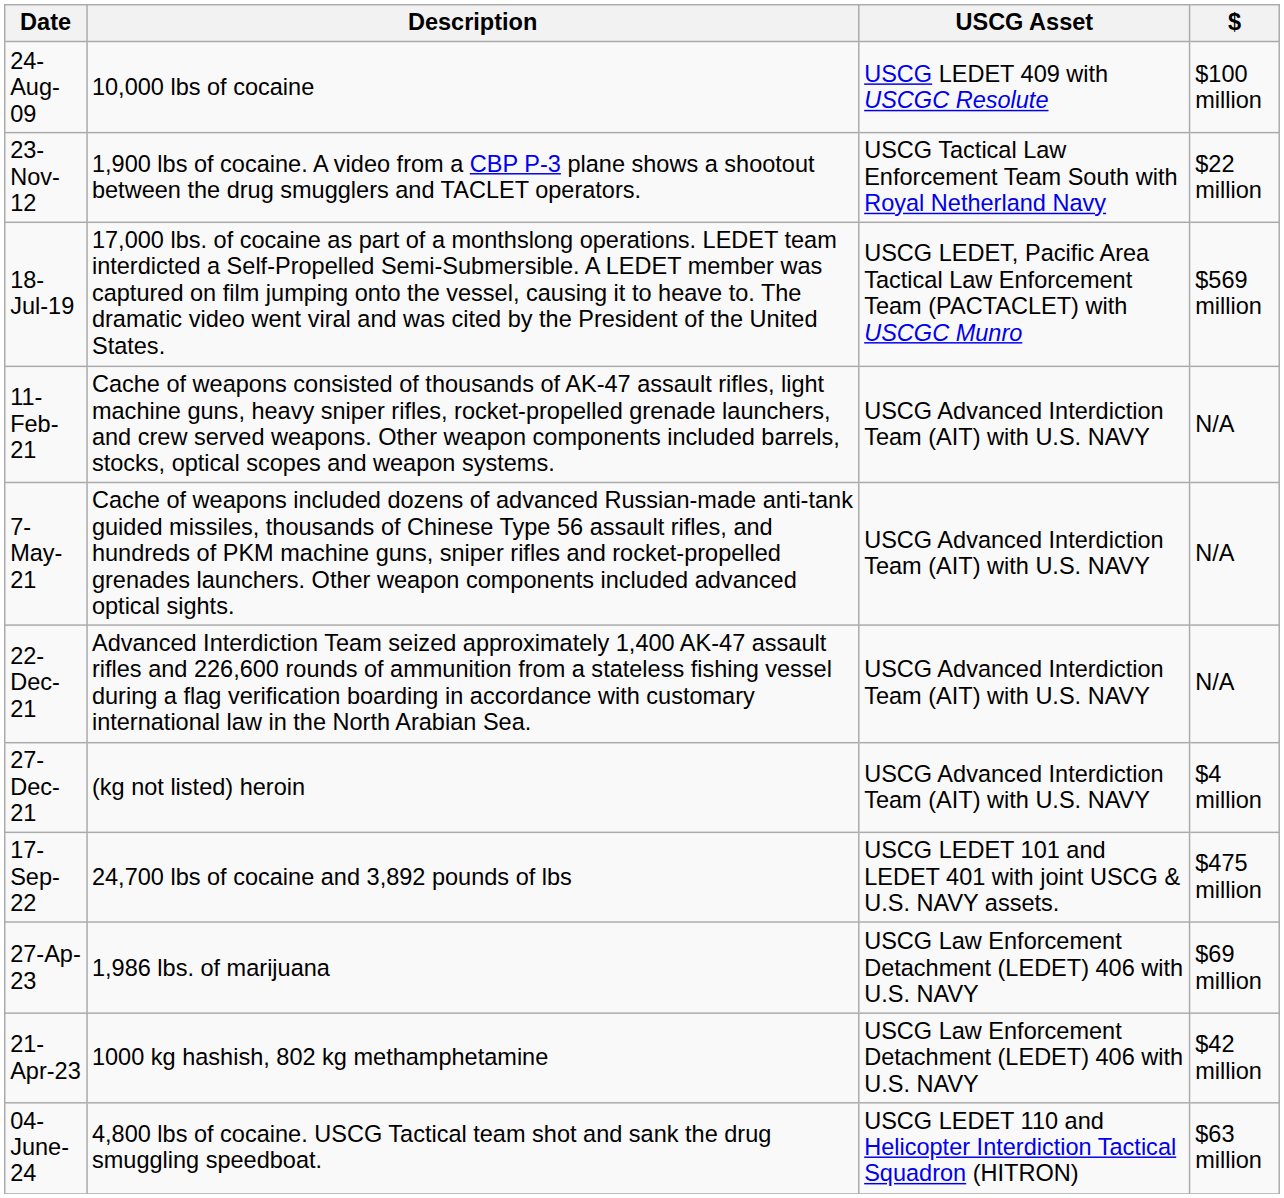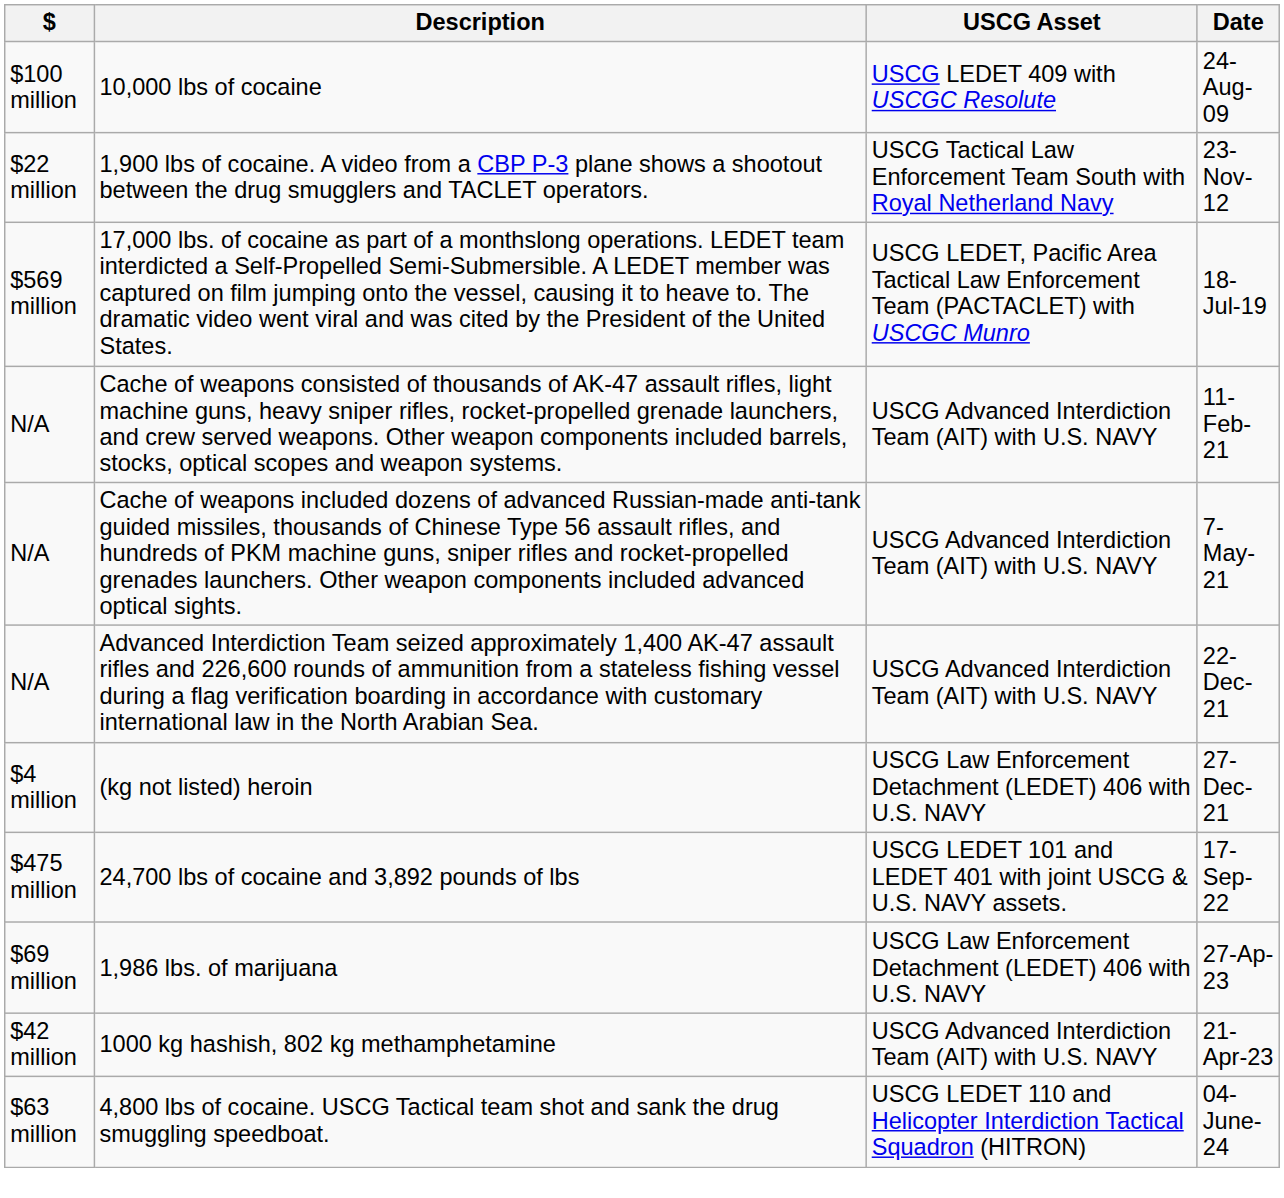columns swapped: (1235, 23) <-> (46, 23)
(1014, 786) USCG Advanced Interdiction Team (AIT) with U.S. NAVY -> (1031, 786) USCG Law Enforcement Detachment (LEDET) 406 with U.S. NAVY
(1024, 1057) USCG Law Enforcement Detachment (LEDET) 406 with U.S. NAVY -> (1021, 1044) USCG Advanced Interdiction Team (AIT) with U.S. NAVY
